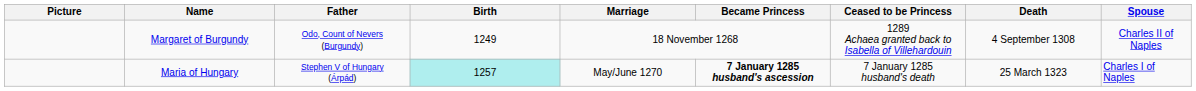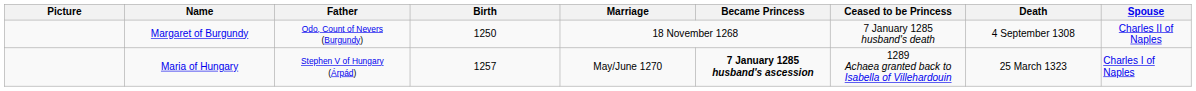(485, 39) 1249 -> (485, 34) 1250
(898, 39) 1289 Achaea granted back to Isabella of Villehardouin -> (898, 34) 7 January 1285 husband's death
(485, 72) paleturquoise background -> (485, 67) no background
(898, 72) 7 January 1285 husband's death -> (898, 67) 1289 Achaea granted back to Isabella of Villehardouin
